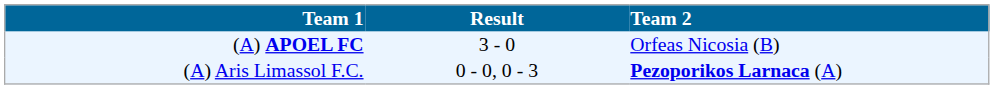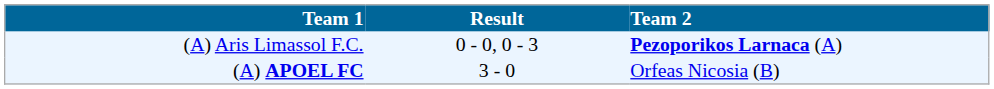rows swapped: (298, 44) <-> (274, 70)
